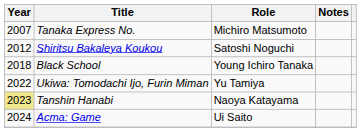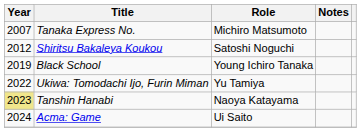(19, 65) 2018 -> (19, 65) 2019
